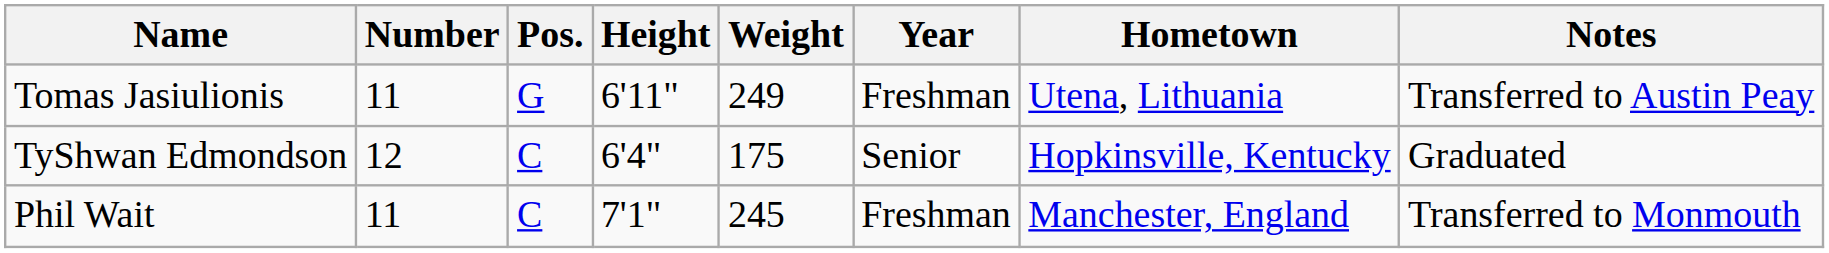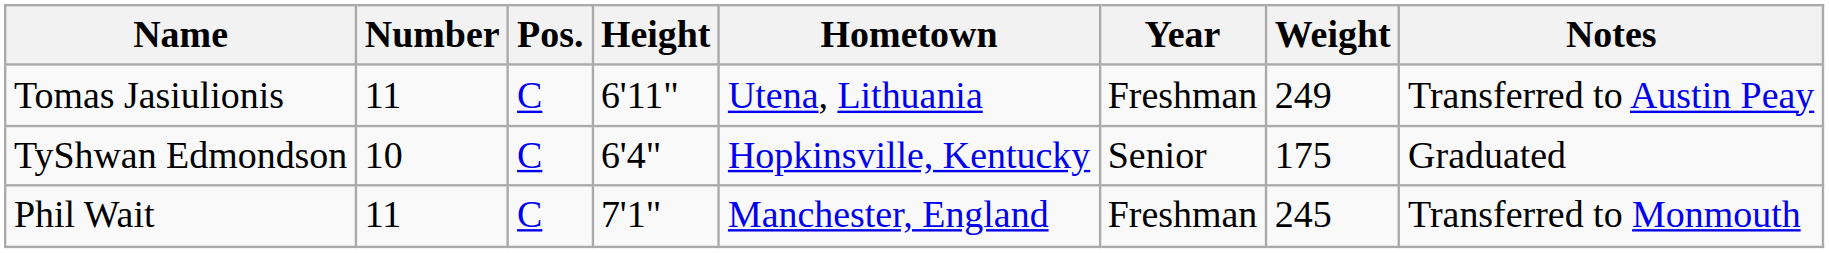columns swapped: (786, 34) <-> (1209, 34)
(531, 94) G -> (530, 94) C
(384, 154) 12 -> (384, 154) 10
